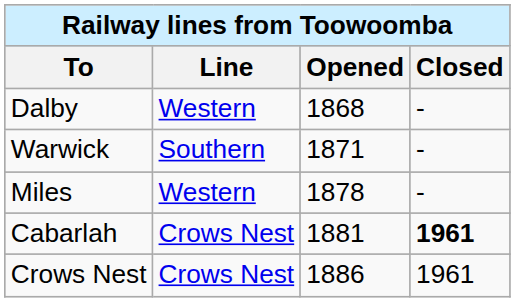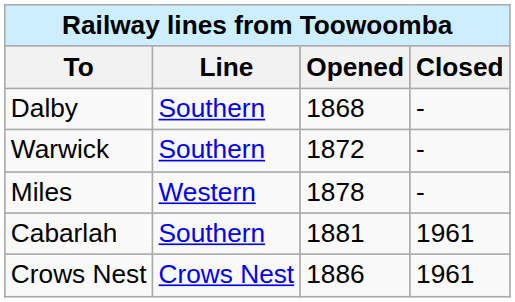(207, 108) Western -> (212, 108) Southern
(335, 150) 1871 -> (335, 150) 1872
(226, 233) Crows Nest -> (212, 233) Southern
(445, 233) bold -> (445, 233) normal
